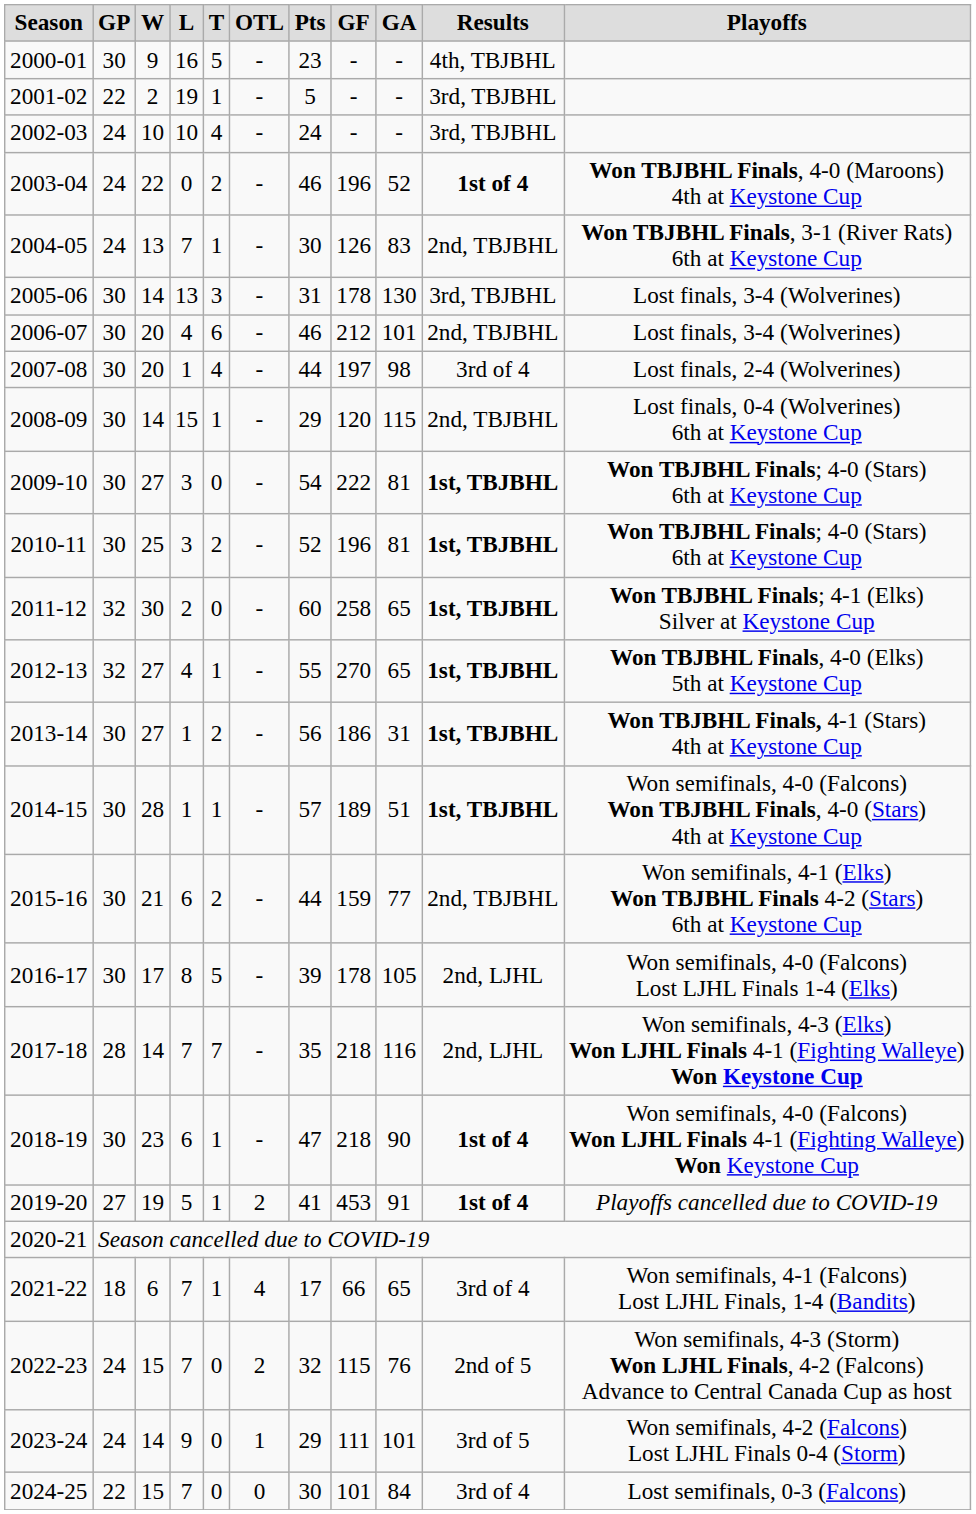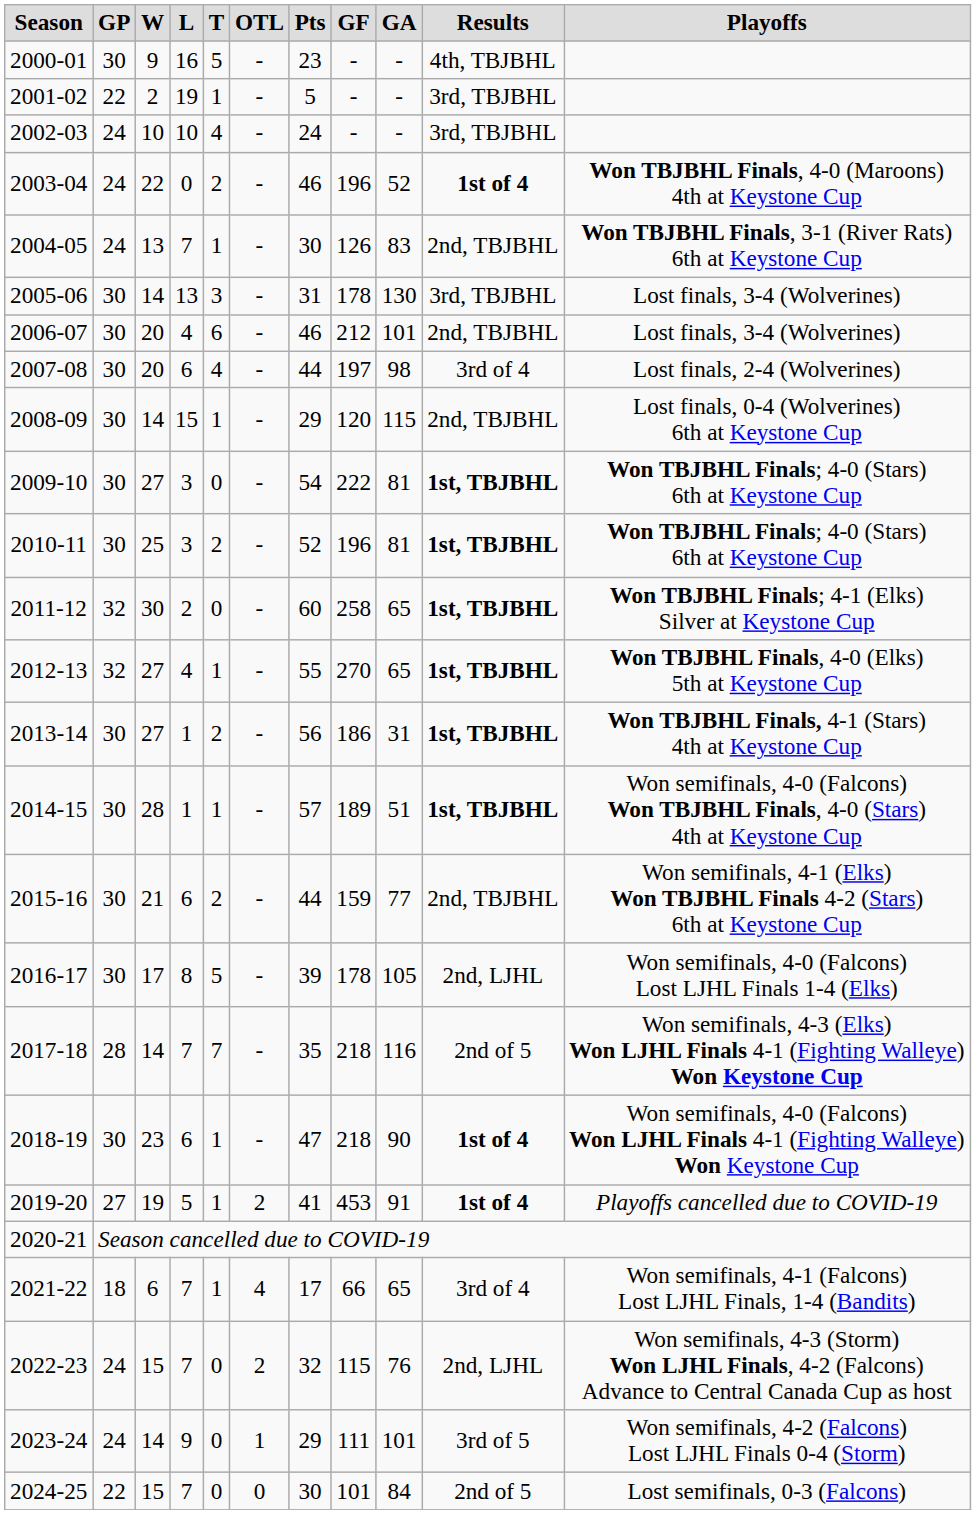(186, 369) 1 -> (186, 369) 6
(493, 1050) 2nd, LJHL -> (493, 1050) 2nd of 5
(493, 1365) 2nd of 5 -> (493, 1365) 2nd, LJHL
(493, 1490) 3rd of 4 -> (493, 1490) 2nd of 5
